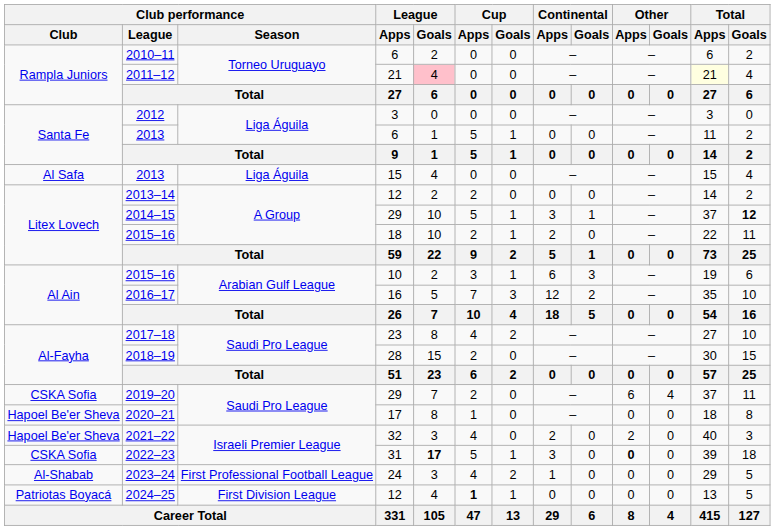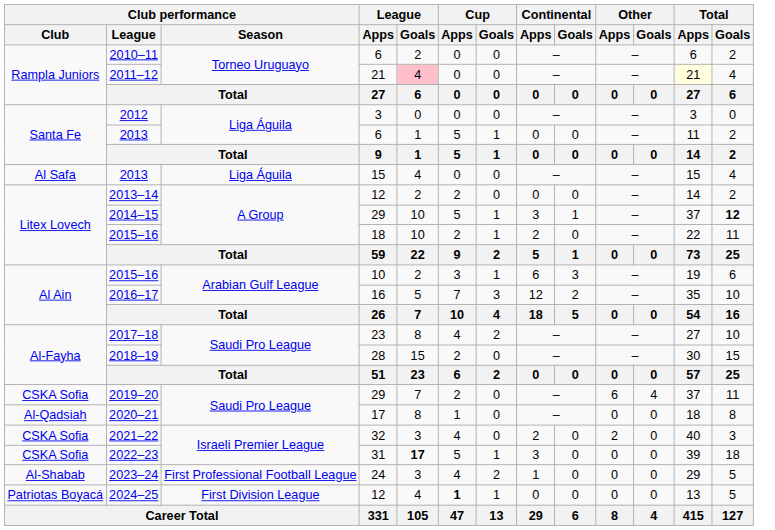(64, 415) Hapoel Be'er Sheva -> (55, 415) Al-Qadsiah
(64, 435) Hapoel Be'er Sheva -> (55, 435) CSKA Sofia
(631, 455) bold -> (615, 455) normal
